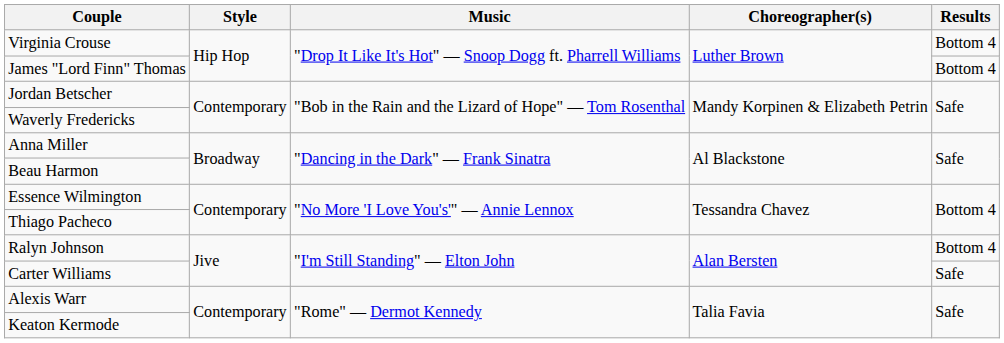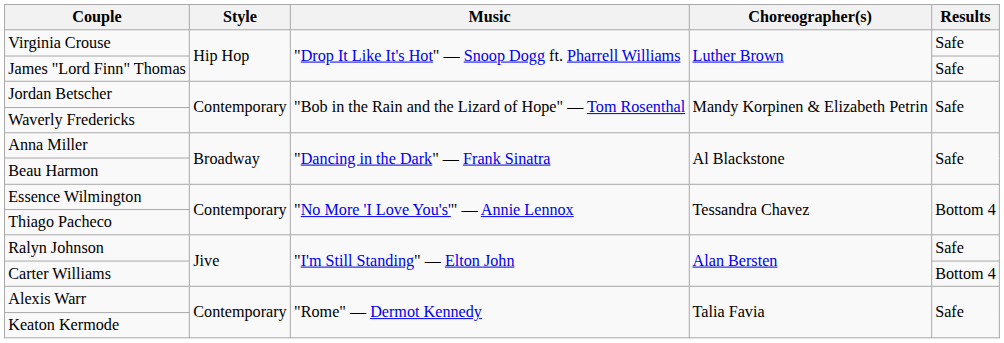(965, 42) Bottom 4 -> (950, 42) Safe
(965, 68) Bottom 4 -> (950, 68) Safe
(965, 247) Bottom 4 -> (950, 247) Safe
(950, 273) Safe -> (965, 273) Bottom 4
